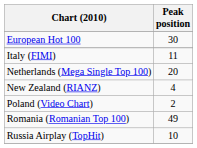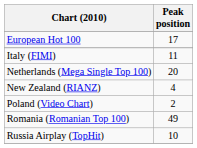(173, 39) 30 -> (173, 39) 17
